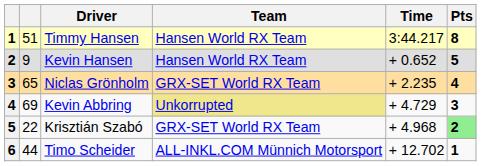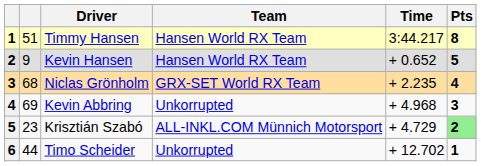(30, 83) 65 -> (30, 83) 68
(194, 105) khaki background -> (194, 105) no background
(413, 105) + 4.729 -> (413, 105) + 4.968
(30, 128) 22 -> (30, 128) 23
(238, 128) GRX-SET World RX Team -> (269, 128) ALL-INKL.COM Münnich Motorsport
(413, 128) + 4.968 -> (413, 128) + 4.729
(269, 150) ALL-INKL.COM Münnich Motorsport -> (194, 150) Unkorrupted
